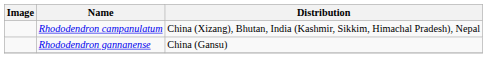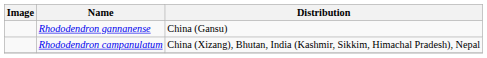rows swapped: (101, 28) <-> (95, 45)
